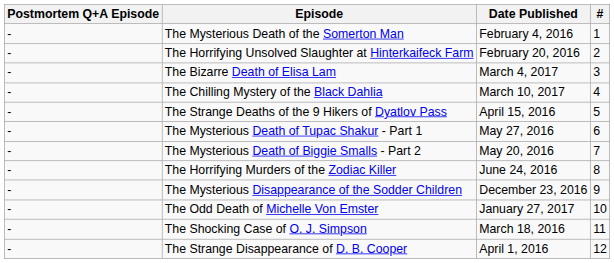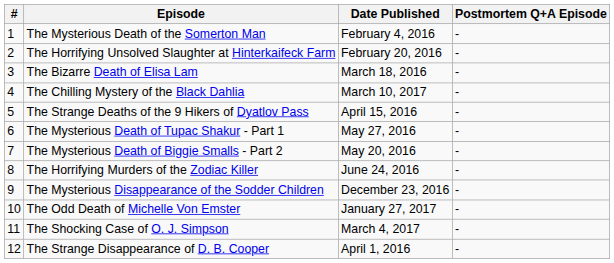columns swapped: (600, 14) <-> (83, 14)
(519, 72) March 4, 2017 -> (384, 72) March 18, 2016
(522, 229) March 18, 2016 -> (380, 229) March 4, 2017
